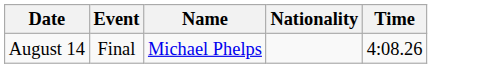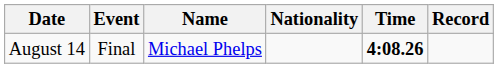+ column: (461, 19)
(395, 48) normal -> (395, 48) bold
